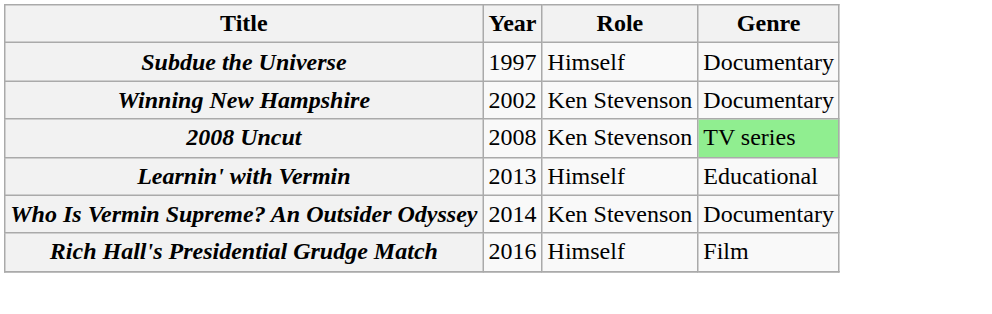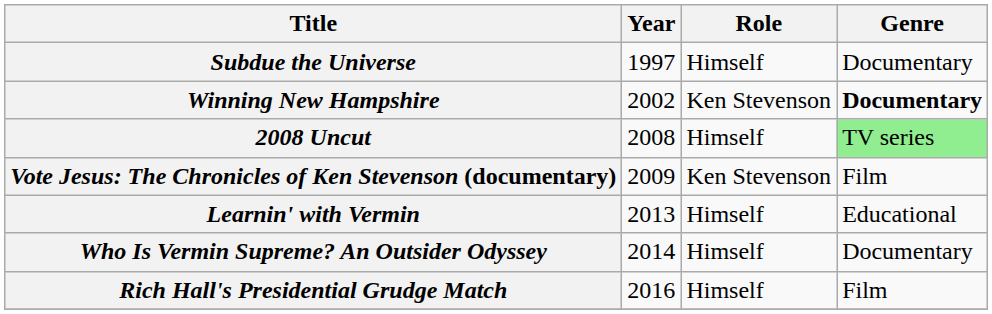(769, 99) normal -> (912, 99) bold
(620, 137) Ken Stevenson -> (725, 137) Himself
+ row: (313, 175)
(620, 213) Ken Stevenson -> (725, 251) Himself
